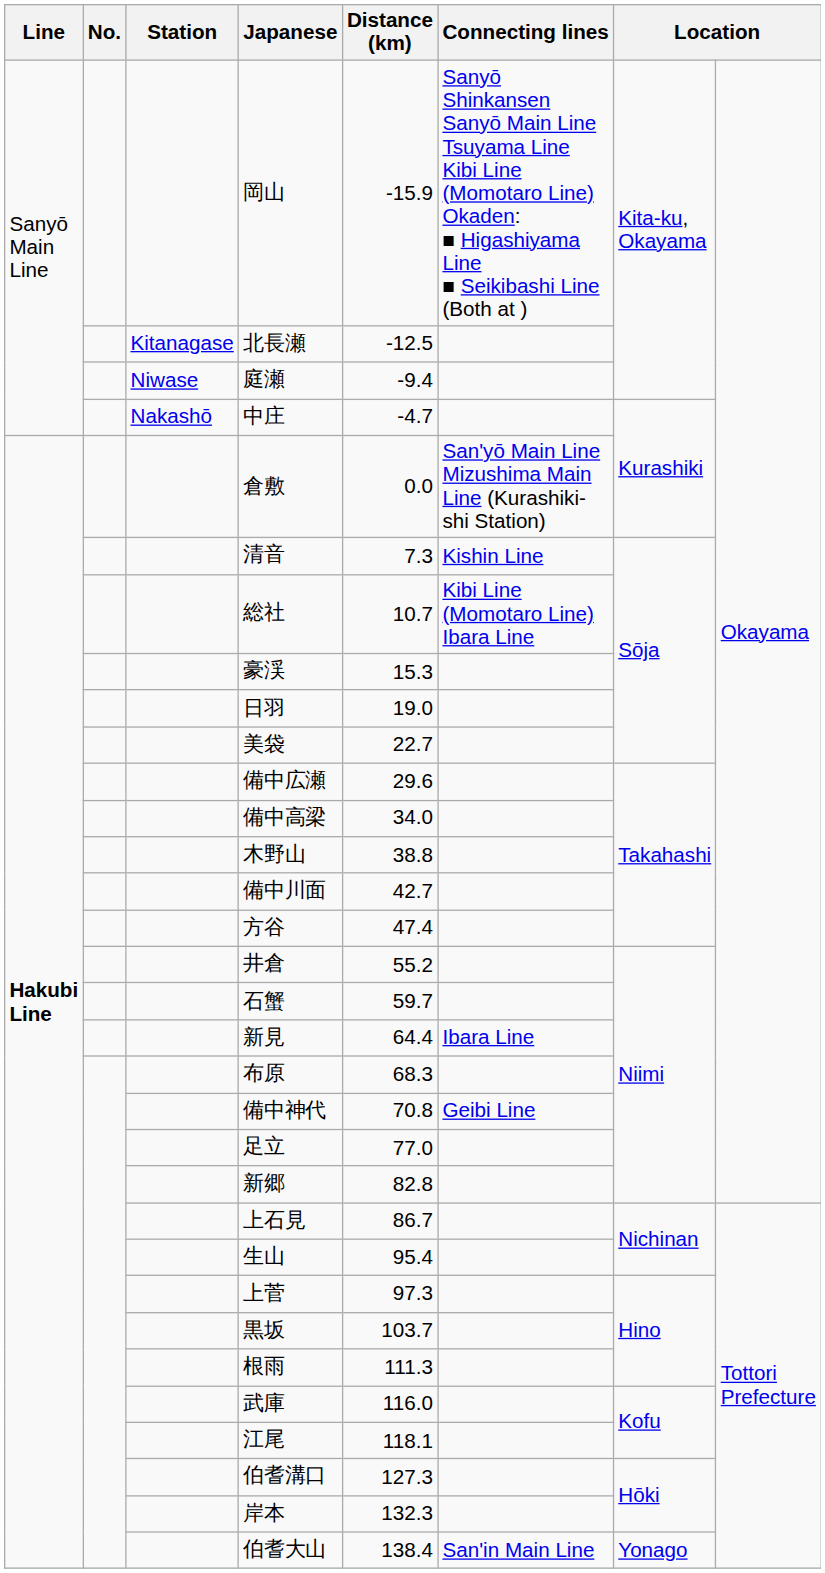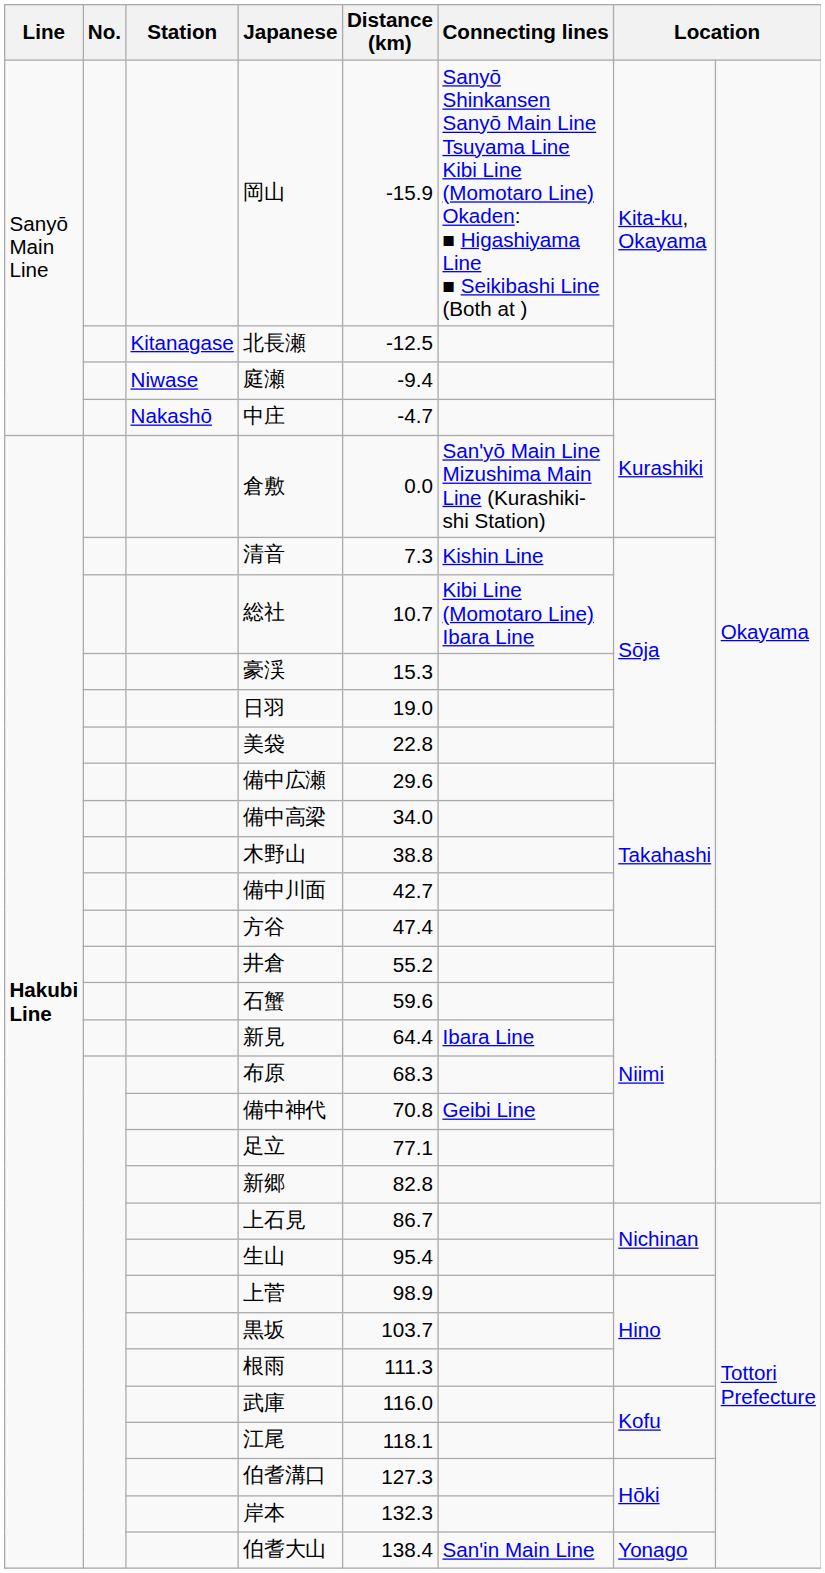(413, 744) 22.7 -> (413, 744) 22.8
(413, 1001) 59.7 -> (413, 1001) 59.6
(413, 1147) 77.0 -> (413, 1147) 77.1
(413, 1293) 97.3 -> (413, 1293) 98.9
